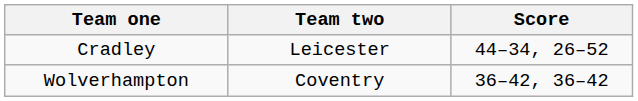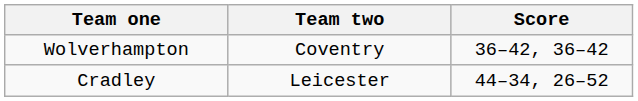rows swapped: (116, 50) <-> (116, 80)
